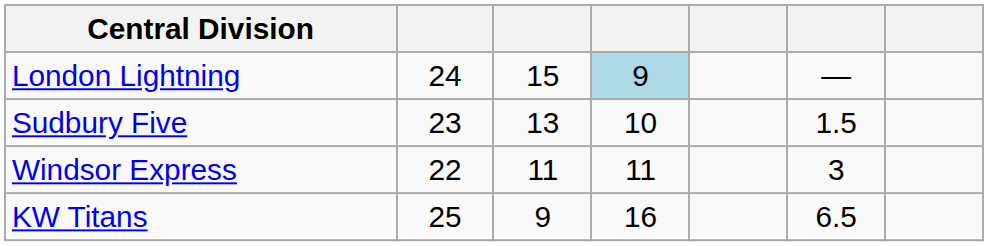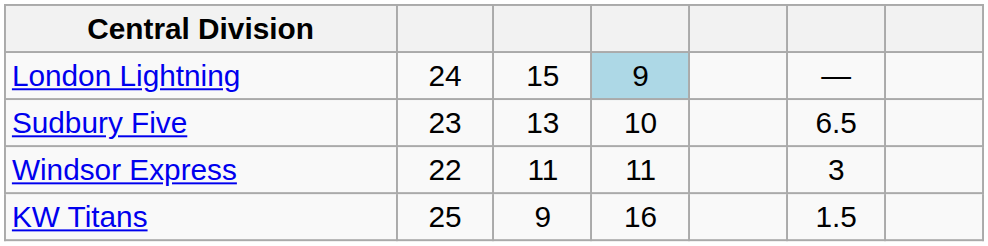(836, 123) 1.5 -> (836, 123) 6.5
(836, 217) 6.5 -> (836, 217) 1.5
